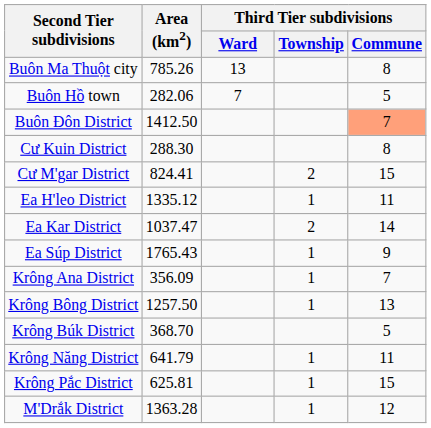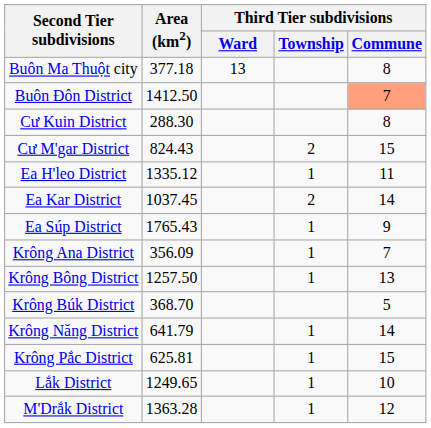(172, 70) 785.26 -> (172, 70) 377.18
- row: (73, 96)
(172, 174) 824.41 -> (172, 148) 824.43
(172, 226) 1037.47 -> (172, 200) 1037.45
(387, 357) 11 -> (387, 331) 14
+ row: (73, 383)
